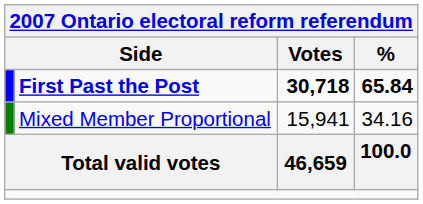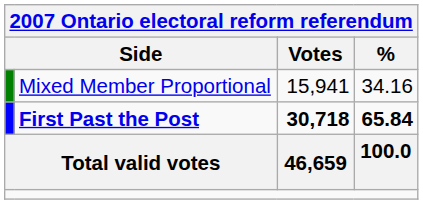rows swapped: (109, 86) <-> (145, 119)
